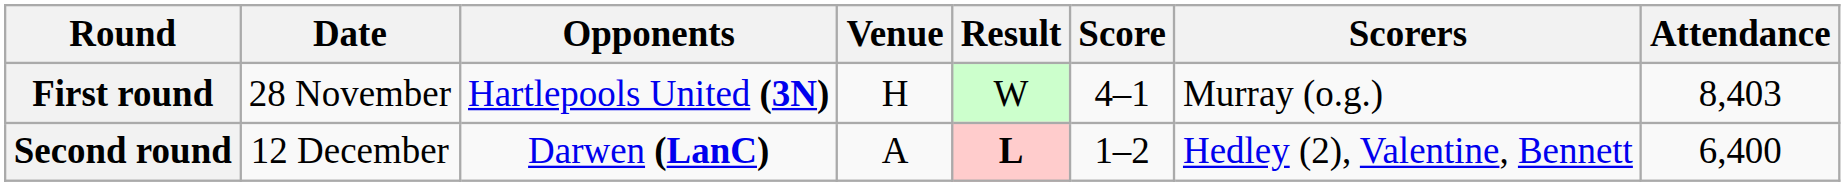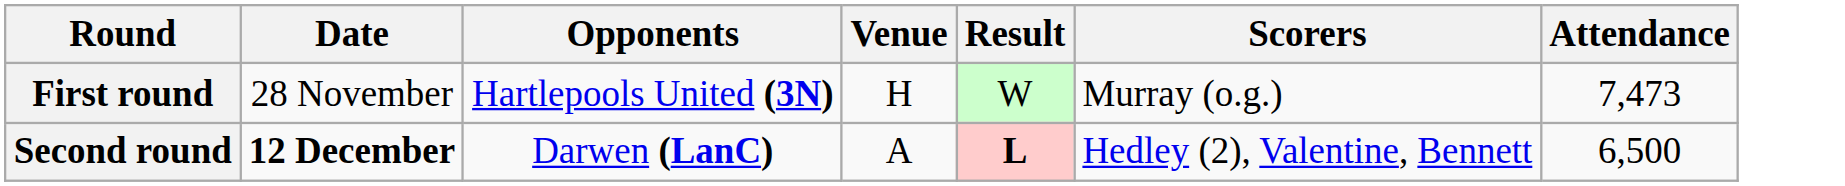- column: (1122, 33)
(1740, 92) 8,403 -> (1640, 92) 7,473
(350, 151) normal -> (352, 151) bold
(1740, 151) 6,400 -> (1640, 151) 6,500
